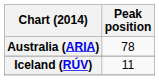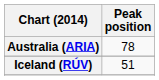(128, 65) 11 -> (128, 65) 51
